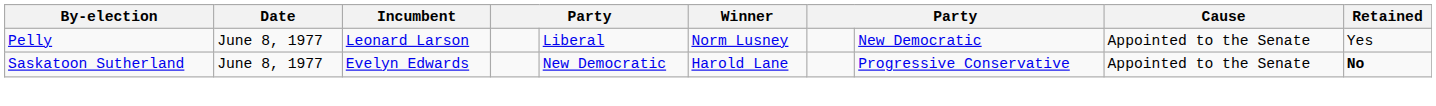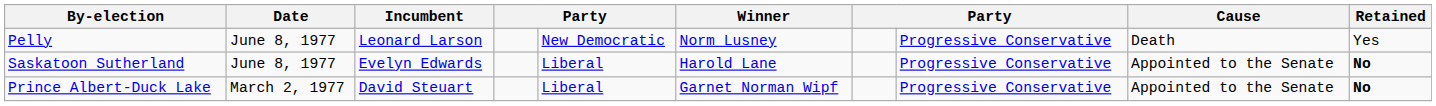(574, 40) Liberal -> (603, 40) New Democratic
(920, 40) New Democratic -> (1006, 40) Progressive Conservative
(1209, 40) Appointed to the Senate -> (1153, 40) Death
(604, 64) New Democratic -> (572, 64) Liberal
+ row: (109, 88)
